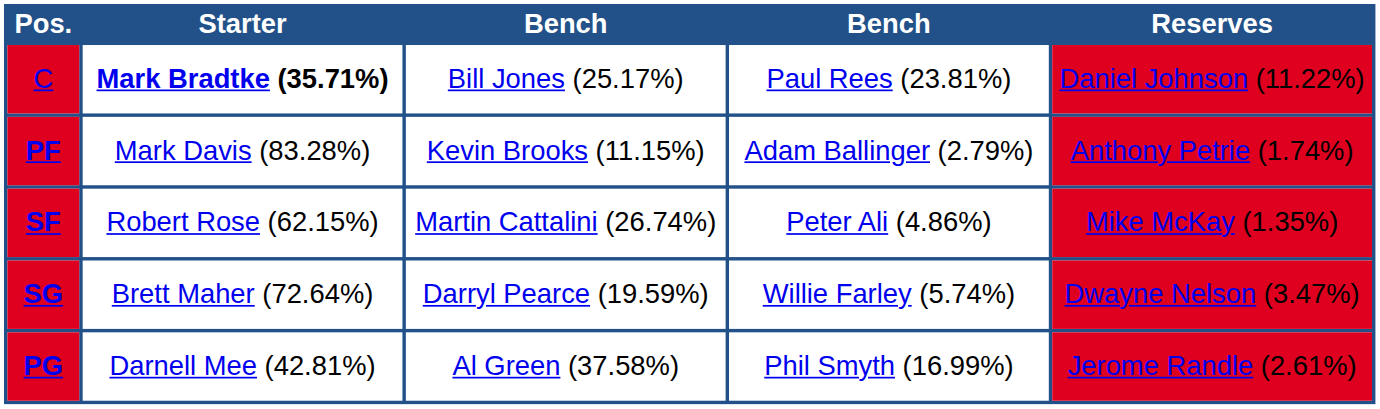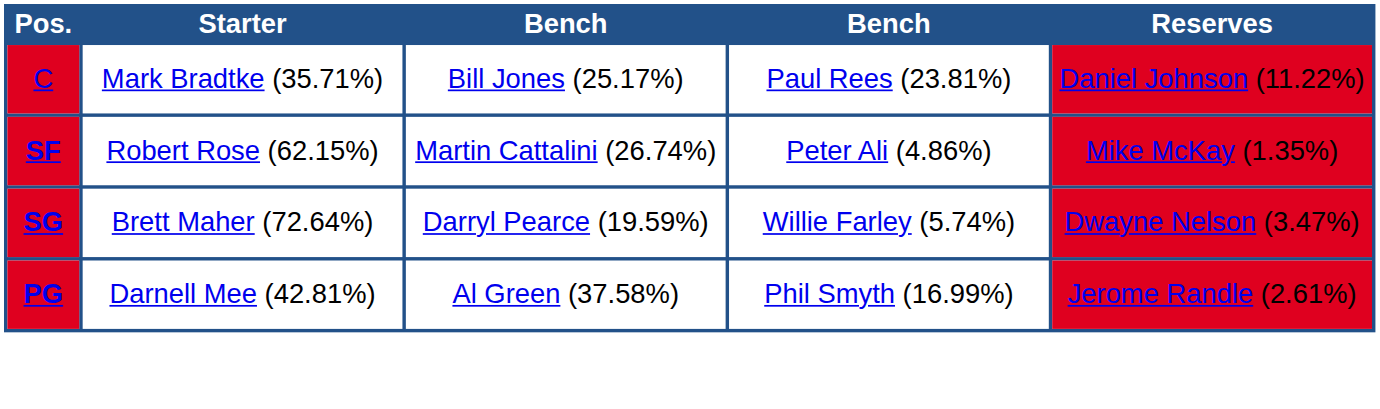(243, 78) bold -> (243, 78) normal
- row: (43, 150)
